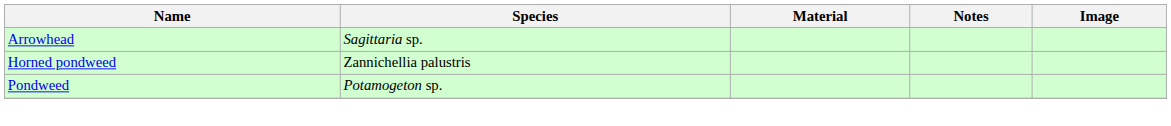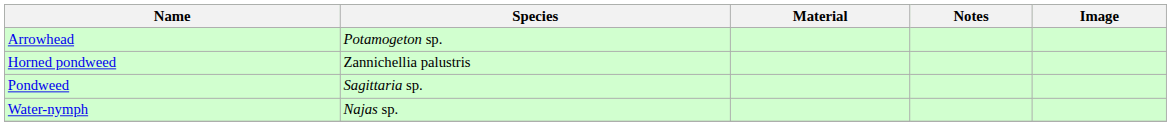(383, 39) Sagittaria sp. -> (393, 39) Potamogeton sp.
(393, 86) Potamogeton sp. -> (383, 86) Sagittaria sp.
+ row: (48, 109)
